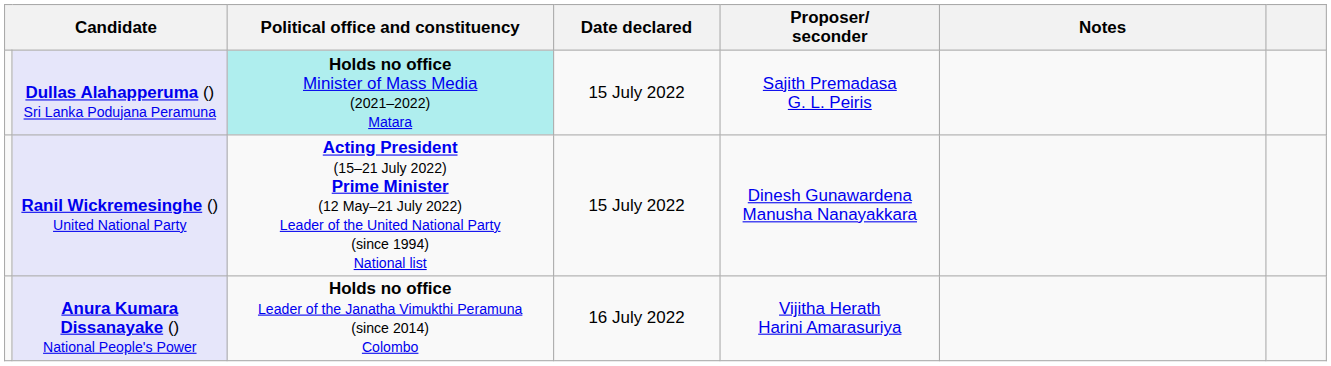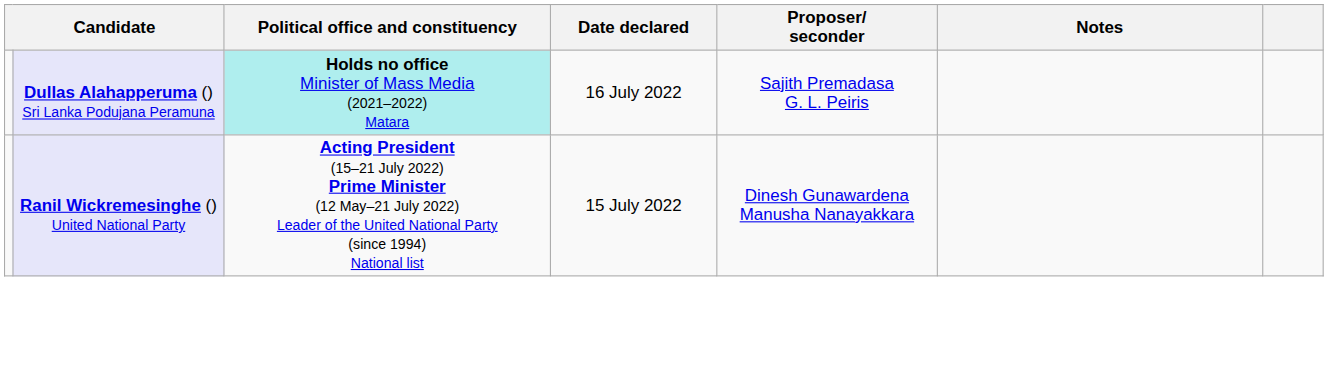(636, 92) 15 July 2022 -> (634, 92) 16 July 2022
- row: (120, 327)
